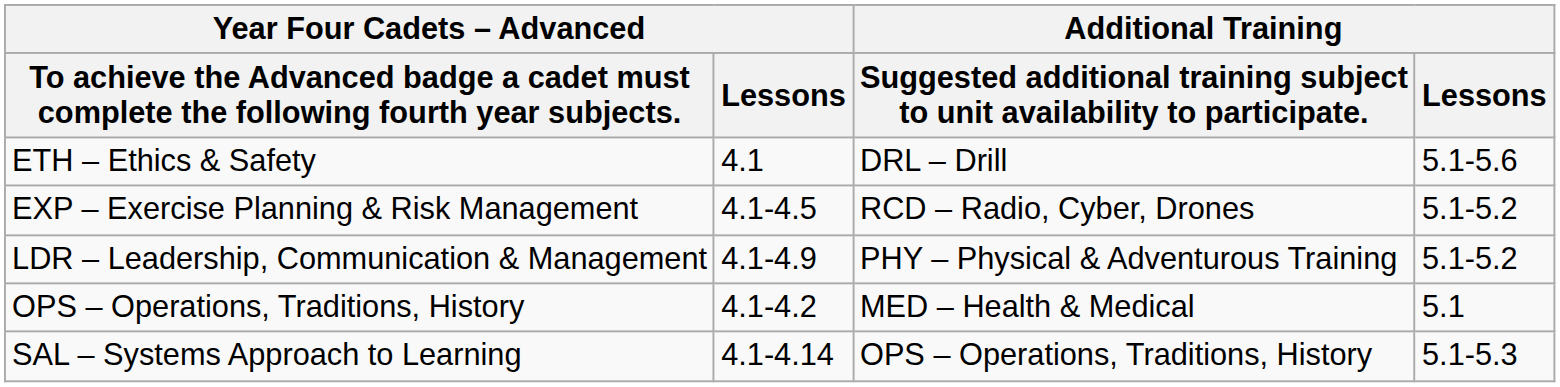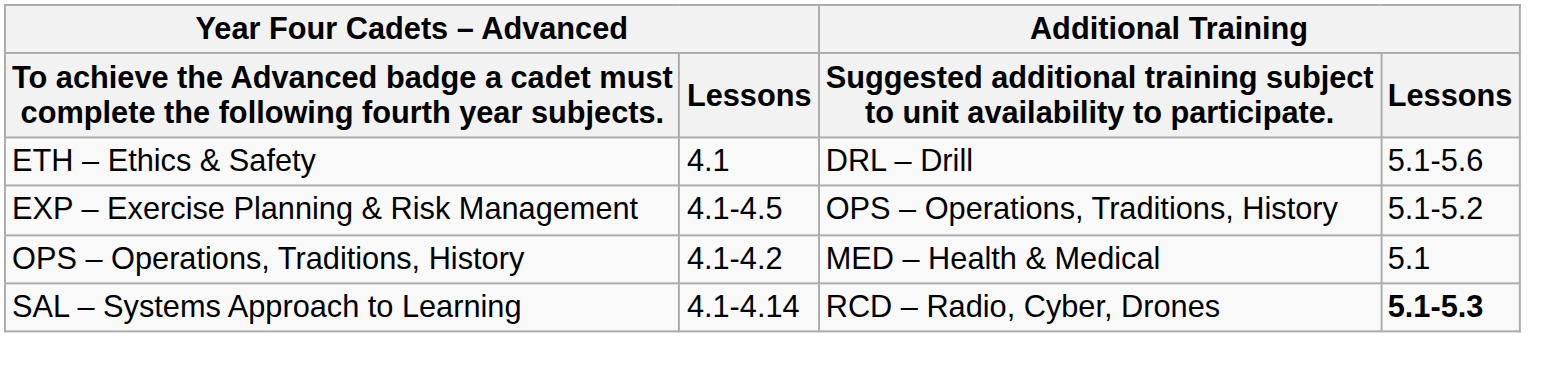(1057, 209) RCD – Radio, Cyber, Drones -> (1082, 209) OPS – Operations, Traditions, History
- row: (360, 258)
(1116, 355) OPS – Operations, Traditions, History -> (1023, 307) RCD – Radio, Cyber, Drones
(1470, 355) normal -> (1436, 307) bold
